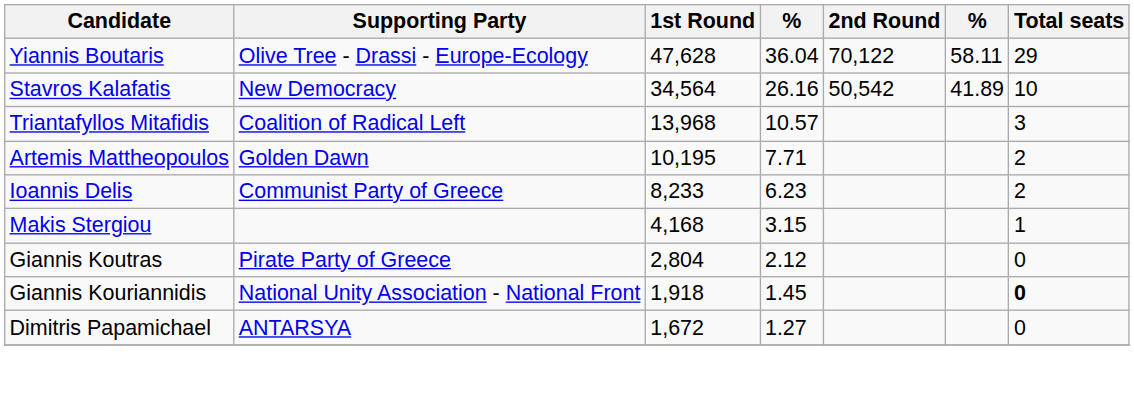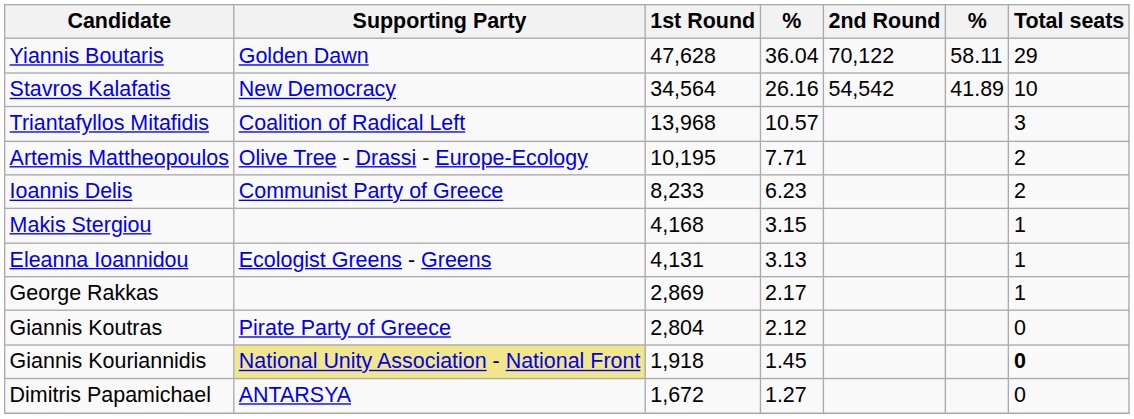(413, 55) Olive Tree - Drassi - Europe-Ecology -> (304, 55) Golden Dawn
(861, 89) 50,542 -> (861, 89) 54,542
(304, 157) Golden Dawn -> (413, 157) Olive Tree - Drassi - Europe-Ecology
+ row: (99, 259)
+ row: (84, 293)
(440, 293) no background -> (440, 361) khaki background
